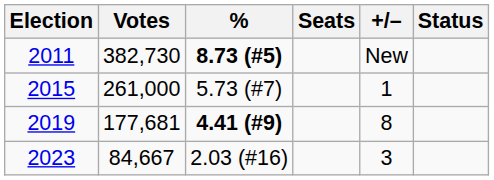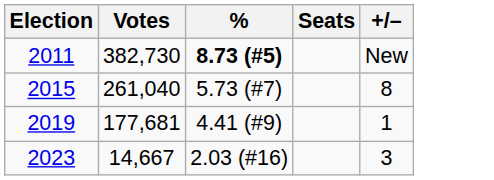- column: (451, 21)
(142, 89) 261,000 -> (142, 89) 261,040
(386, 89) 1 -> (386, 89) 8
(239, 123) bold -> (239, 123) normal
(386, 123) 8 -> (386, 123) 1
(142, 157) 84,667 -> (142, 157) 14,667
